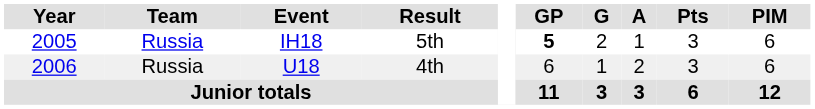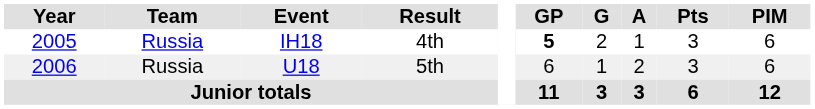(430, 41) 5th -> (430, 41) 4th
(430, 66) 4th -> (430, 66) 5th
